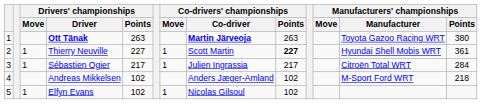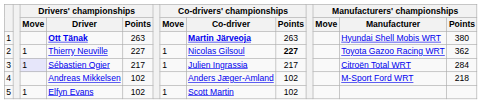(393, 38) Toyota Gazoo Racing WRT -> (391, 38) Hyundai Shell Mobis WRT
(211, 51) Scott Martin -> (216, 51) Nicolas Gilsoul
(391, 51) Hyundai Shell Mobis WRT -> (393, 51) Toyota Gazoo Racing WRT
(462, 51) 361 -> (462, 51) 362
(25, 65) no background -> (25, 65) lavender background
(216, 92) Nicolas Gilsoul -> (211, 92) Scott Martin
